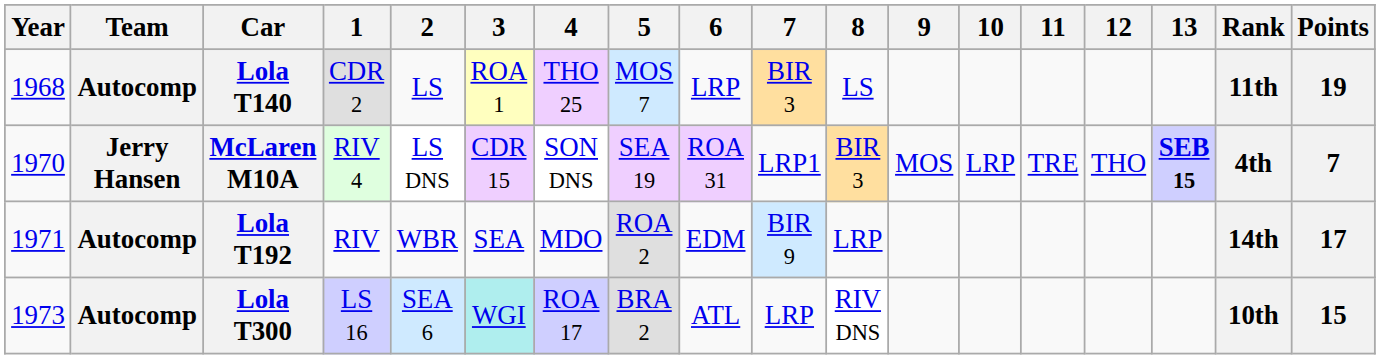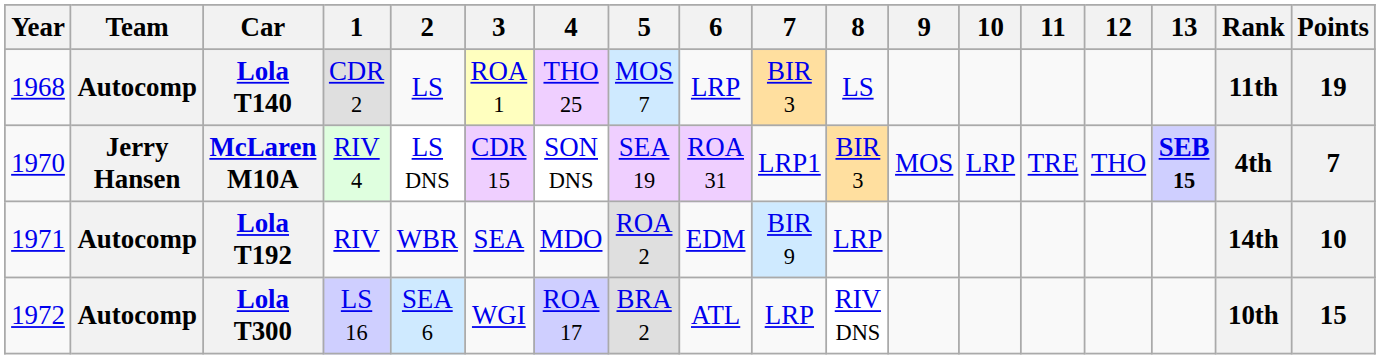(1333, 239) 17 -> (1333, 239) 10
(38, 315) 1973 -> (38, 315) 1972
(499, 315) paleturquoise background -> (499, 315) no background
